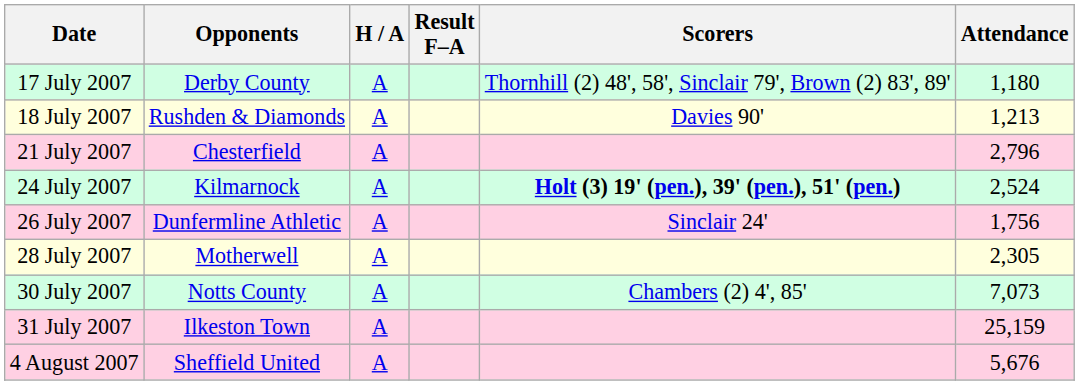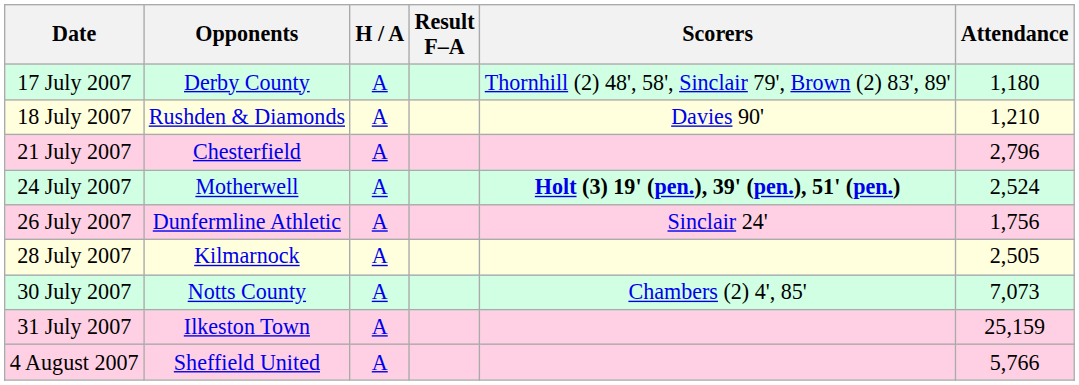(1015, 116) 1,213 -> (1015, 116) 1,210
(247, 186) Kilmarnock -> (247, 186) Motherwell
(247, 256) Motherwell -> (247, 256) Kilmarnock
(1015, 256) 2,305 -> (1015, 256) 2,505
(1015, 362) 5,676 -> (1015, 362) 5,766
